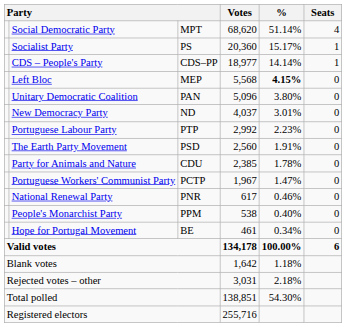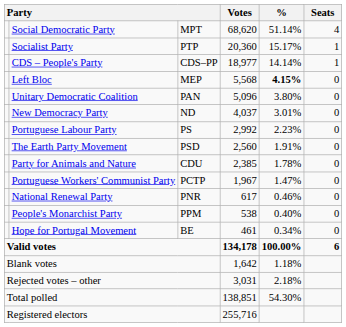(186, 46) PS -> (189, 46) PTP
(189, 130) PTP -> (186, 130) PS
